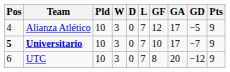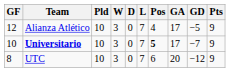columns swapped: (14, 12) <-> (159, 12)
